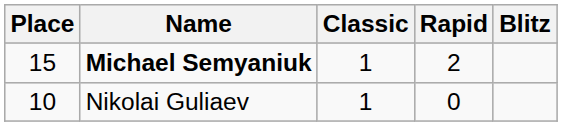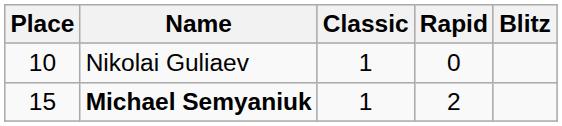rows swapped: (167, 101) <-> (199, 62)
